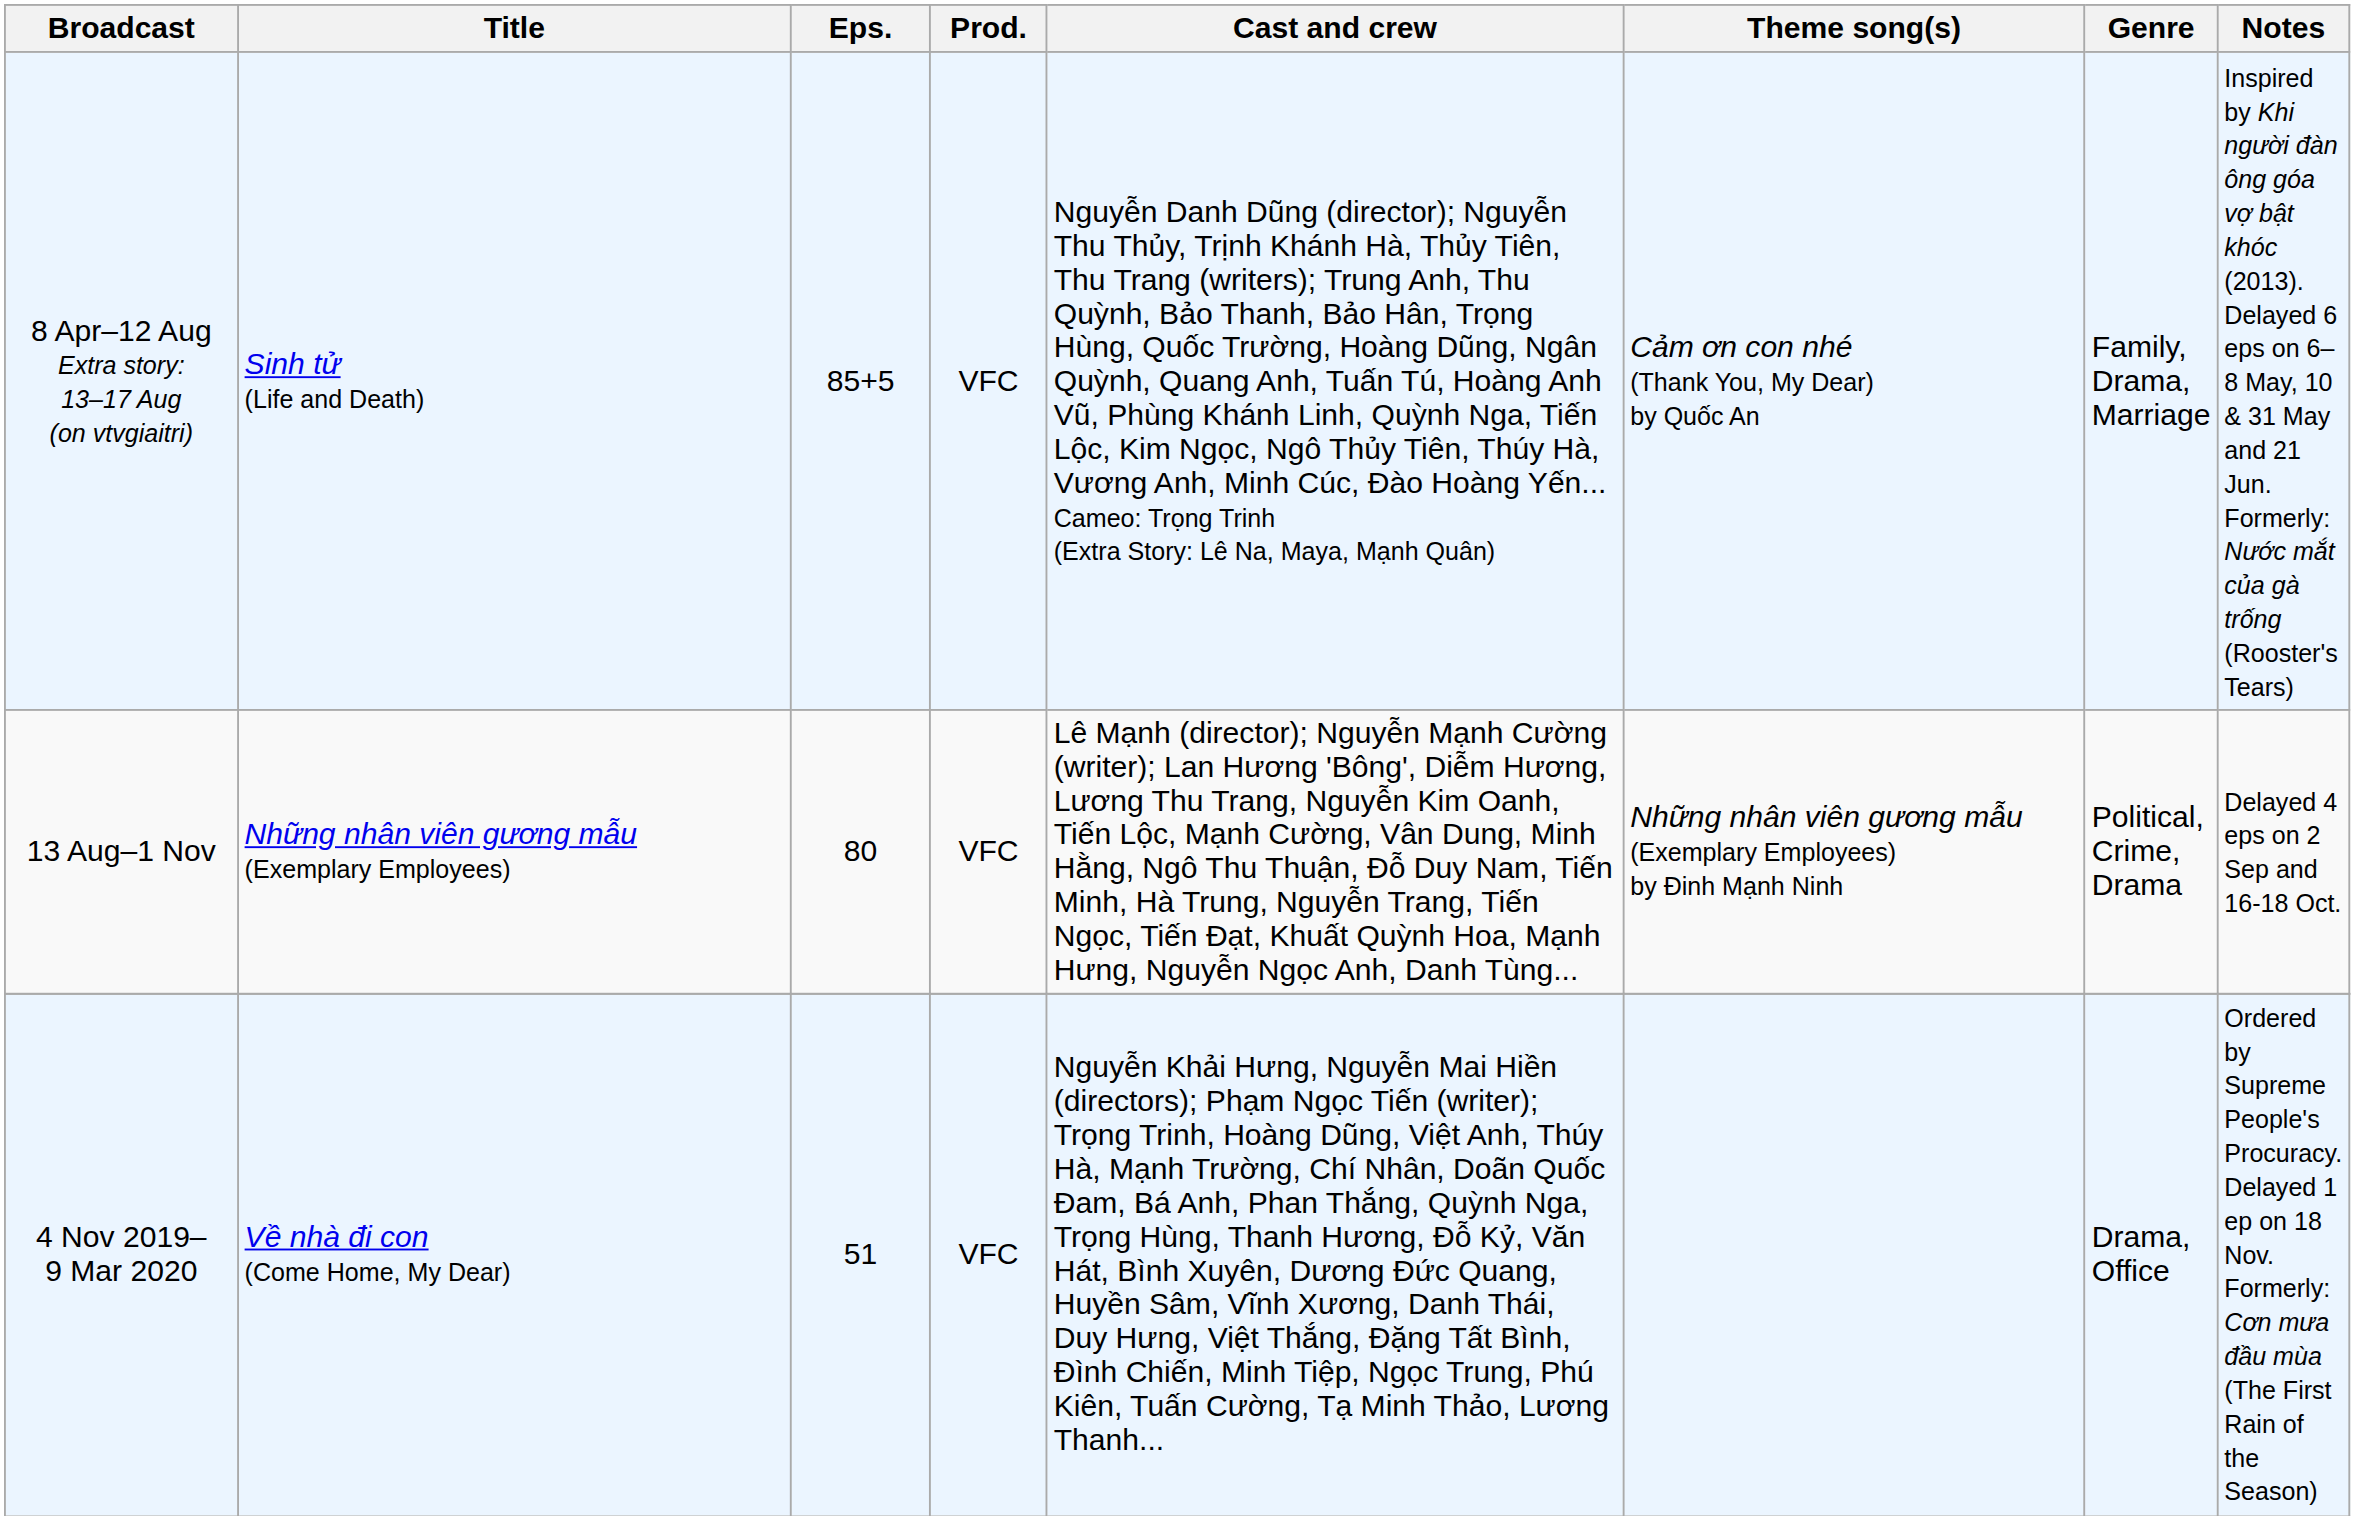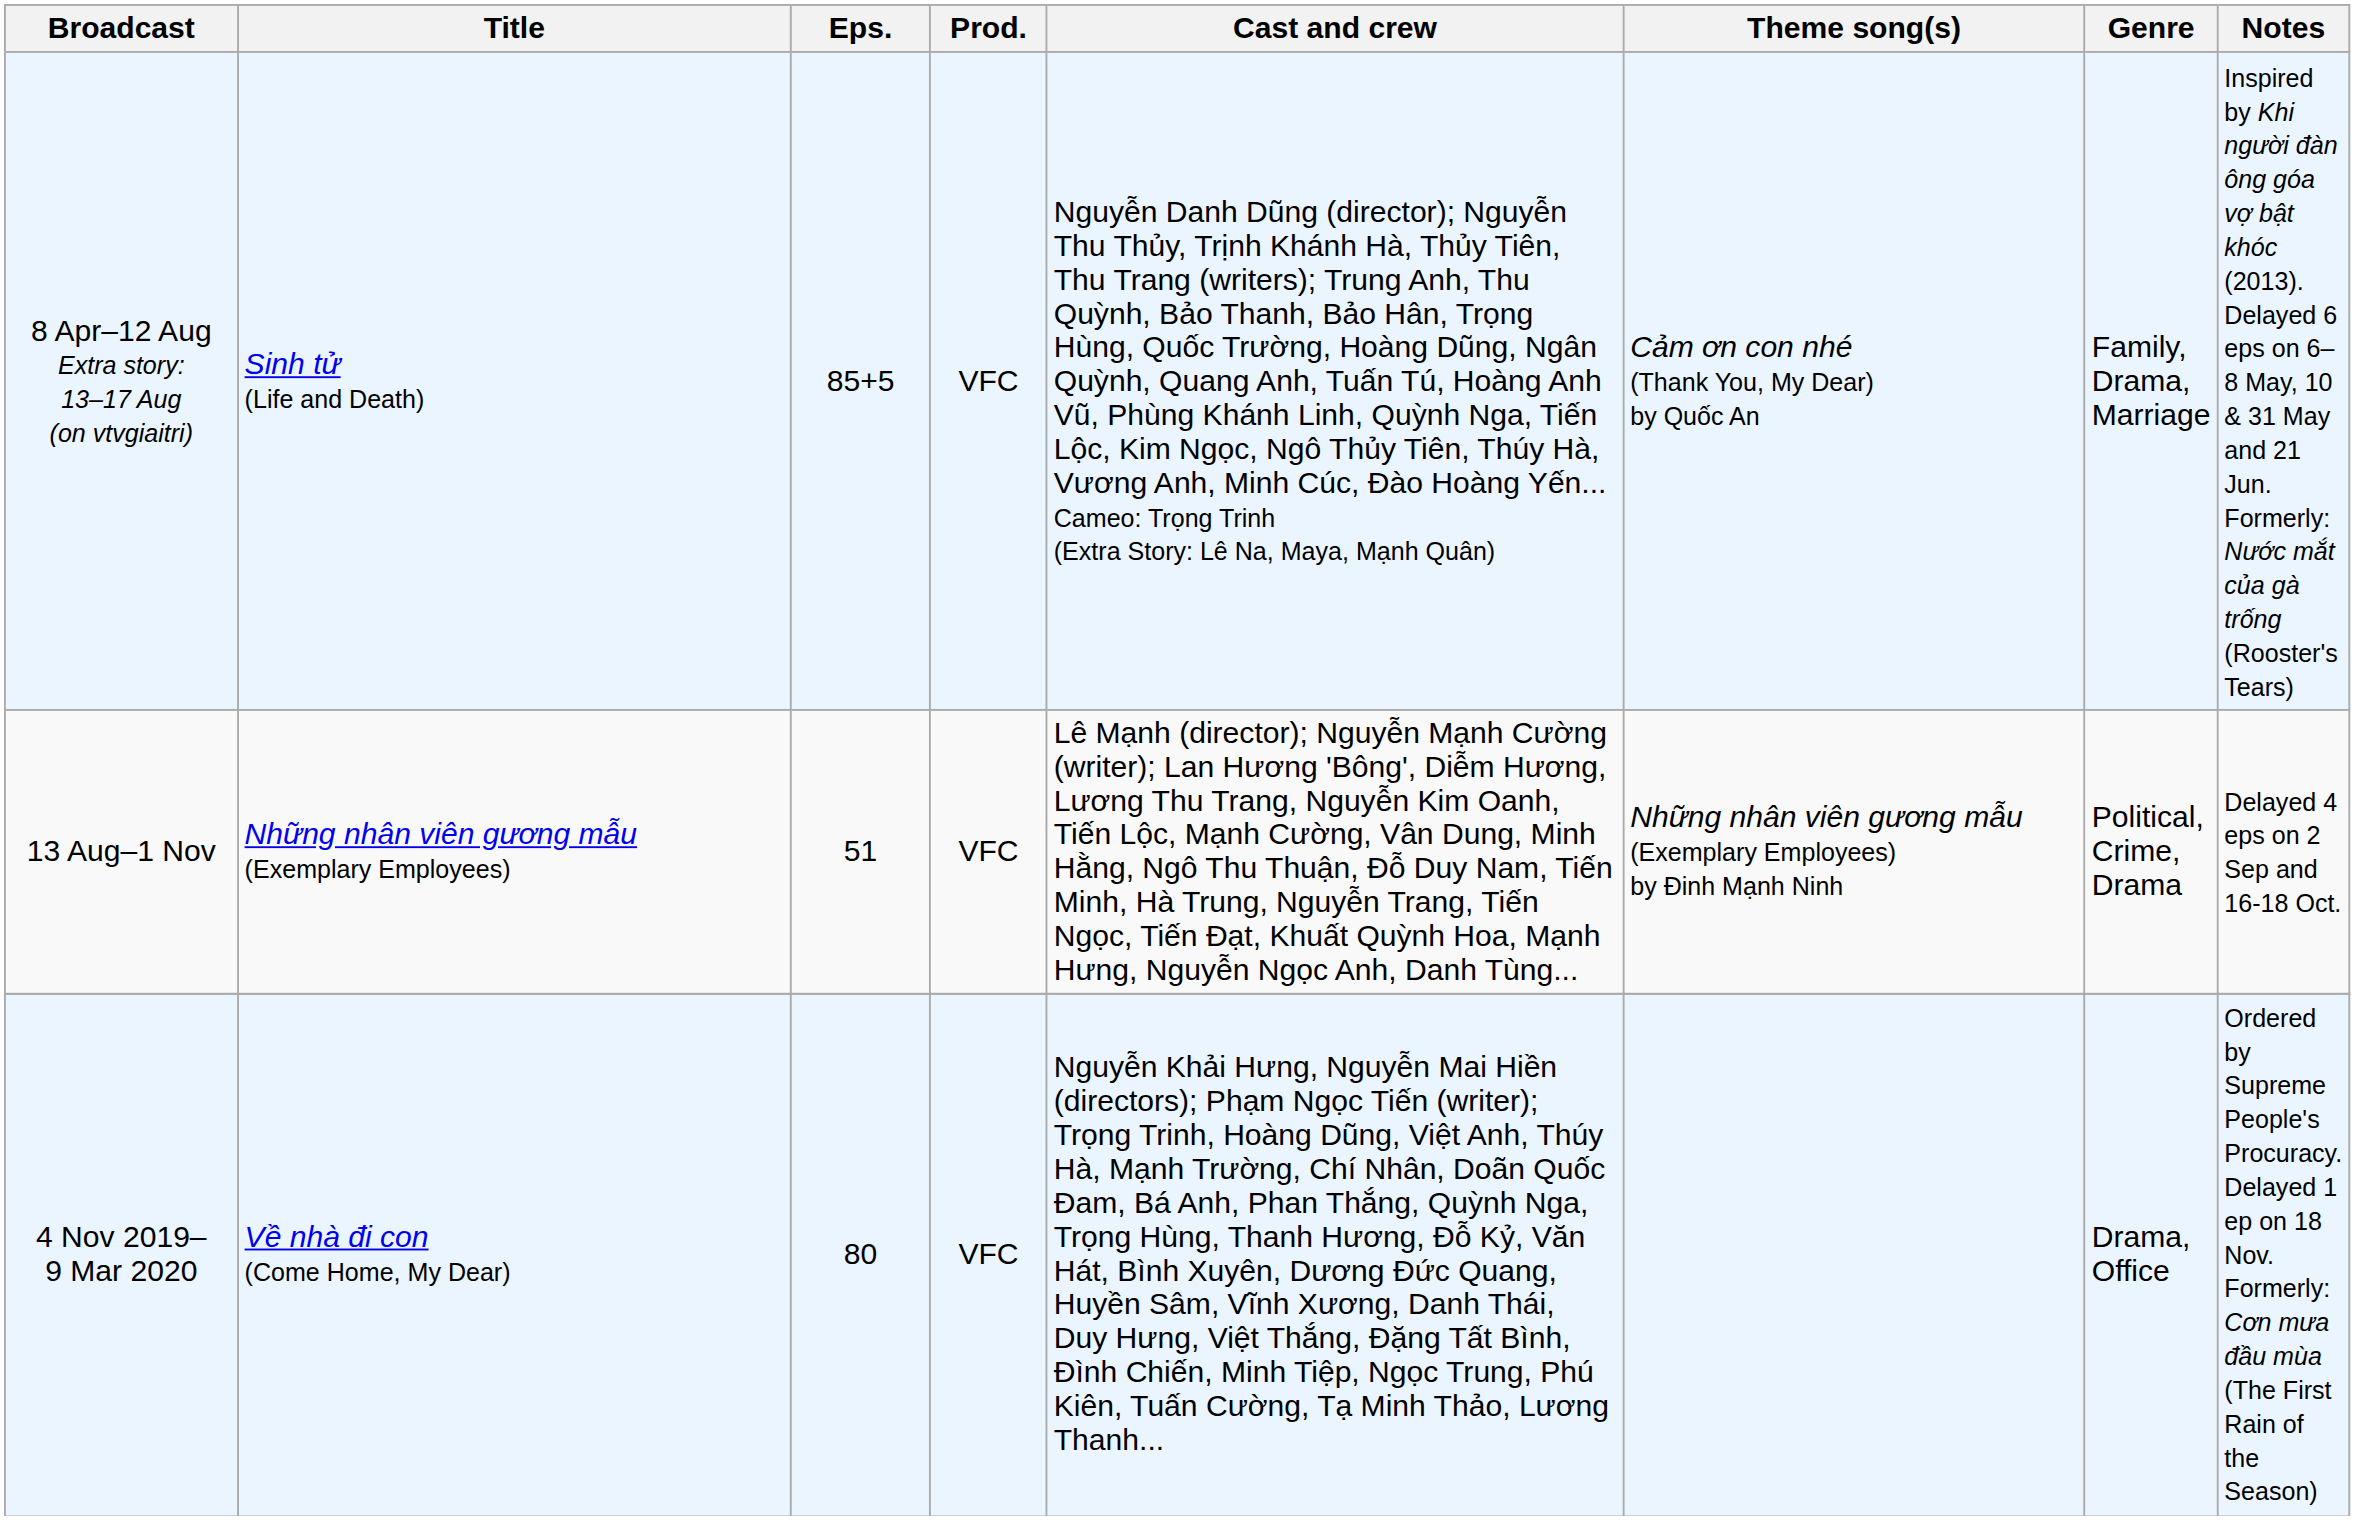(861, 851) 80 -> (861, 851) 51
(861, 1254) 51 -> (861, 1254) 80
